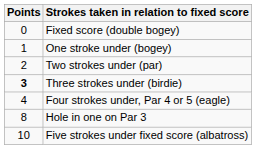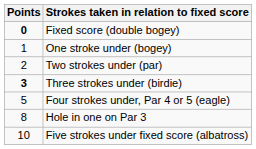(24, 30) normal -> (24, 30) bold
(24, 100) 4 -> (24, 100) 5
